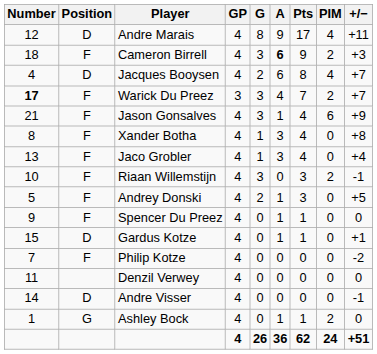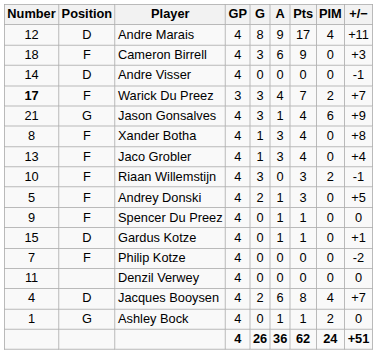(280, 55) bold -> (280, 55) normal
(330, 55) 2 -> (330, 55) 0
rows swapped: (169, 75) <-> (155, 298)
(87, 116) F -> (87, 116) G
